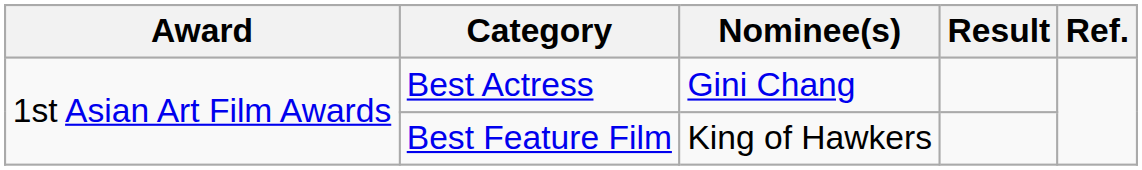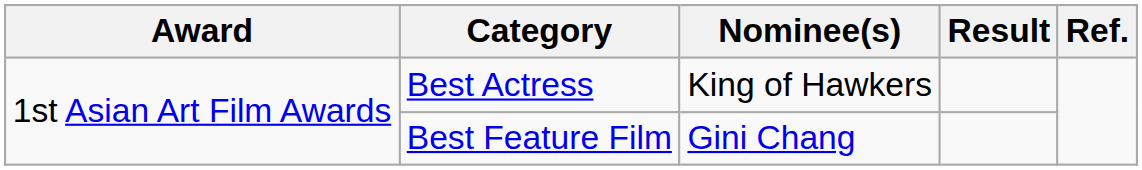(771, 84) Gini Chang -> (810, 84) King of Hawkers
(810, 137) King of Hawkers -> (771, 137) Gini Chang
